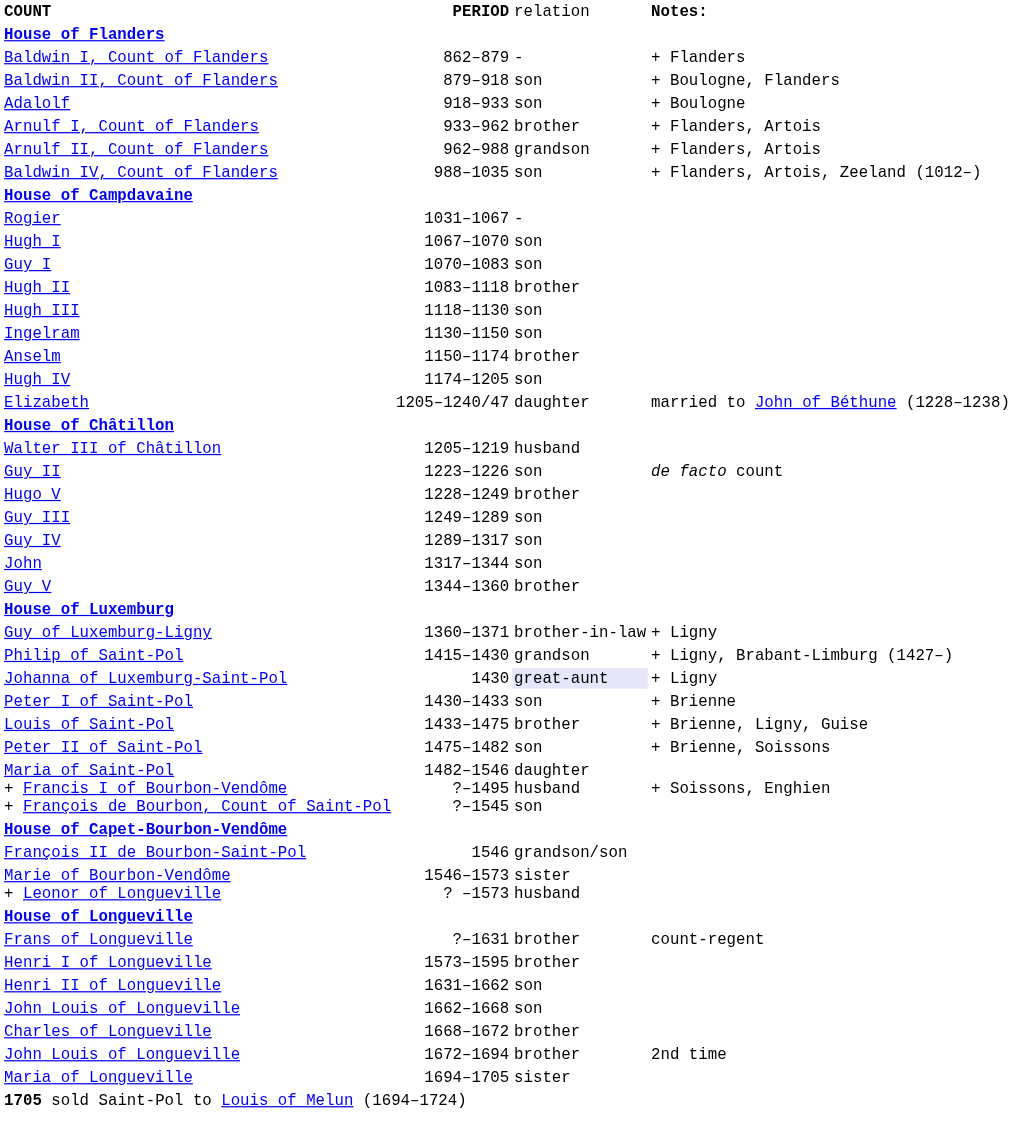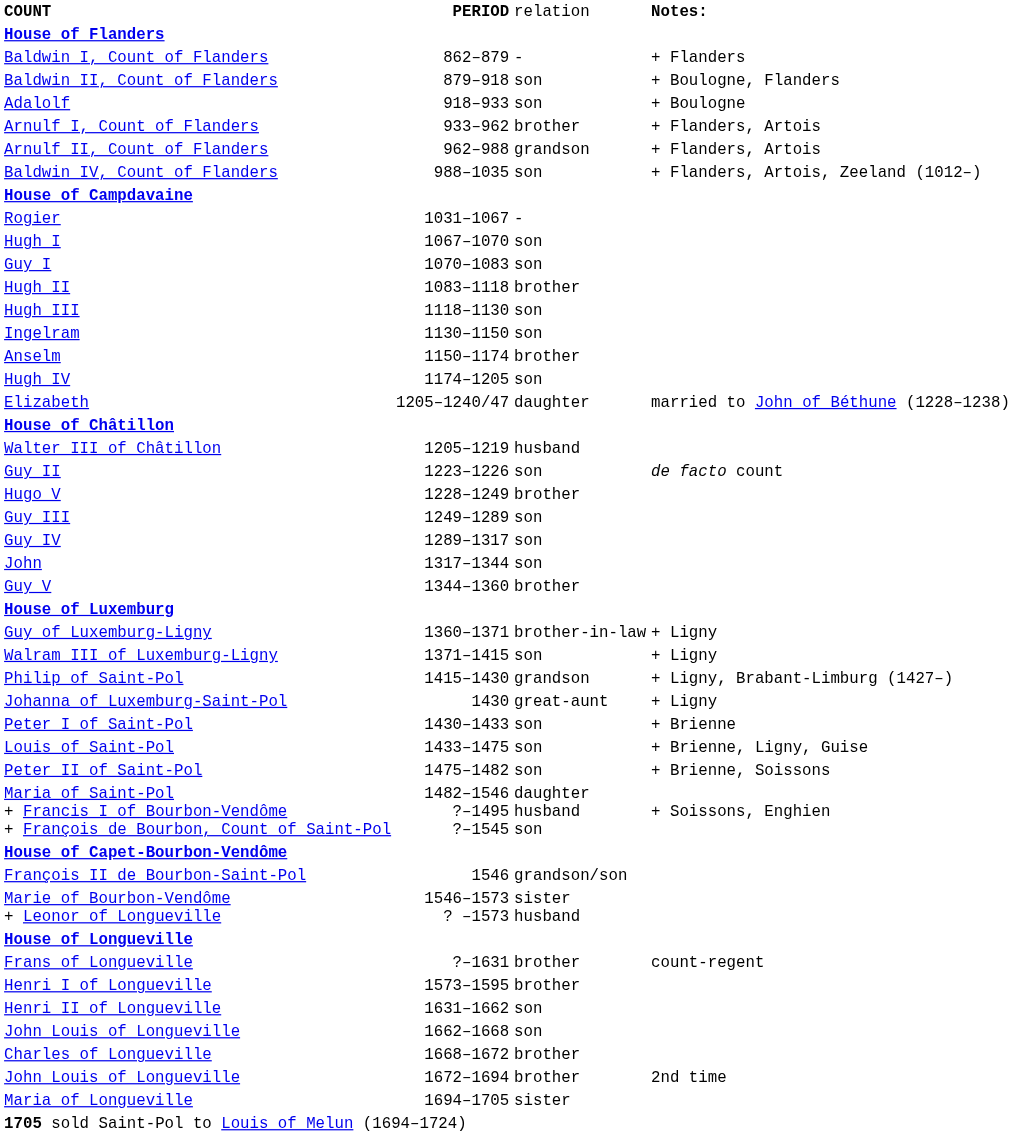+ row: (141, 655)
(561, 678) lavender background -> (561, 701) no background
(547, 724) brother -> (528, 747) son
